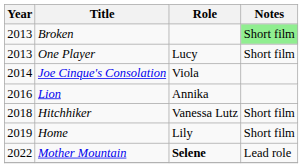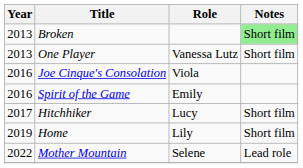(185, 53) Lucy -> (205, 53) Vanessa Lutz
(20, 73) 2014 -> (20, 73) 2016
- row: (49, 93)
+ row: (84, 93)
(20, 113) 2018 -> (20, 113) 2017
(205, 113) Vanessa Lutz -> (185, 113) Lucy
(189, 152) bold -> (189, 152) normal
